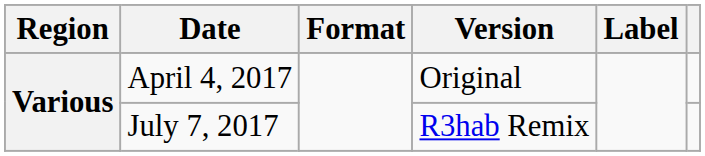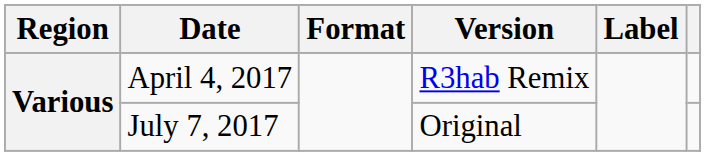(471, 77) Original -> (504, 77) R3hab Remix
(504, 126) R3hab Remix -> (471, 126) Original
